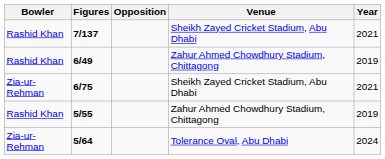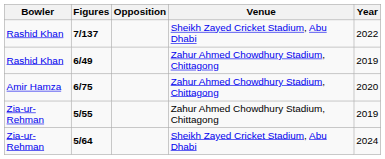(367, 33) 2021 -> (367, 33) 2022
(25, 87) Zia-ur-Rehman -> (34, 87) Amir Hamza
(249, 87) Sheikh Zayed Cricket Stadium, Abu Dhabi -> (248, 87) Zahur Ahmed Chowdhury Stadium, Chittagong
(367, 87) 2021 -> (367, 87) 2020
(35, 114) Rashid Khan -> (25, 114) Zia-ur-Rehman
(229, 141) Tolerance Oval, Abu Dhabi -> (249, 141) Sheikh Zayed Cricket Stadium, Abu Dhabi
